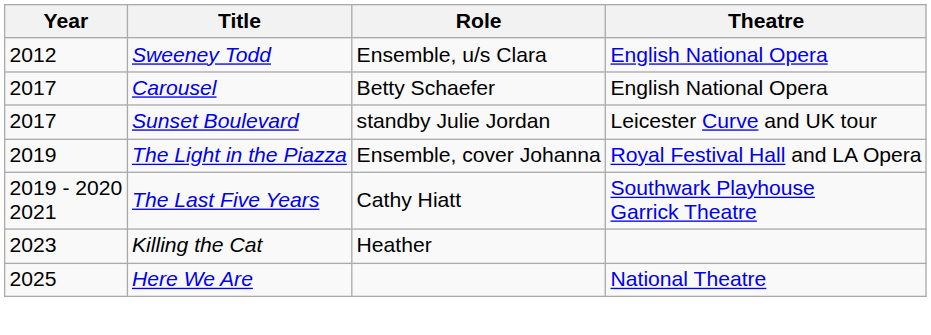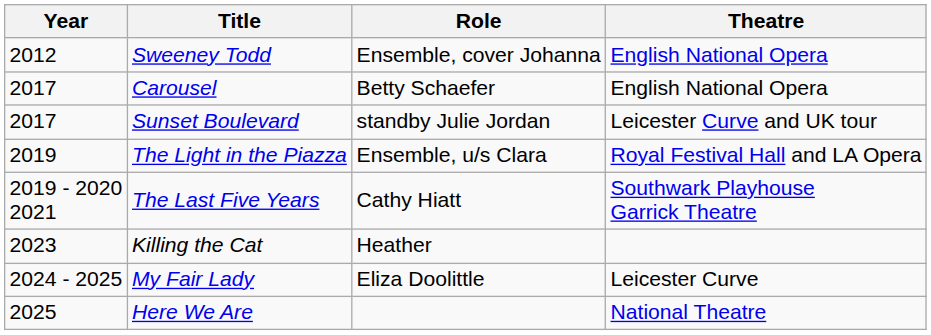(452, 54) Ensemble, u/s Clara -> (479, 54) Ensemble, cover Johanna
(479, 155) Ensemble, cover Johanna -> (452, 155) Ensemble, u/s Clara
+ row: (193, 279)
